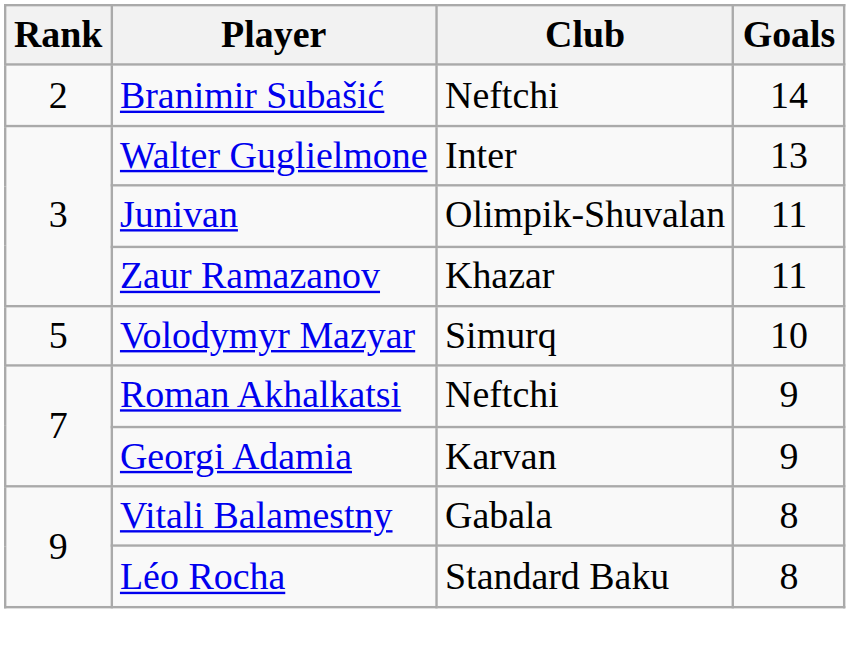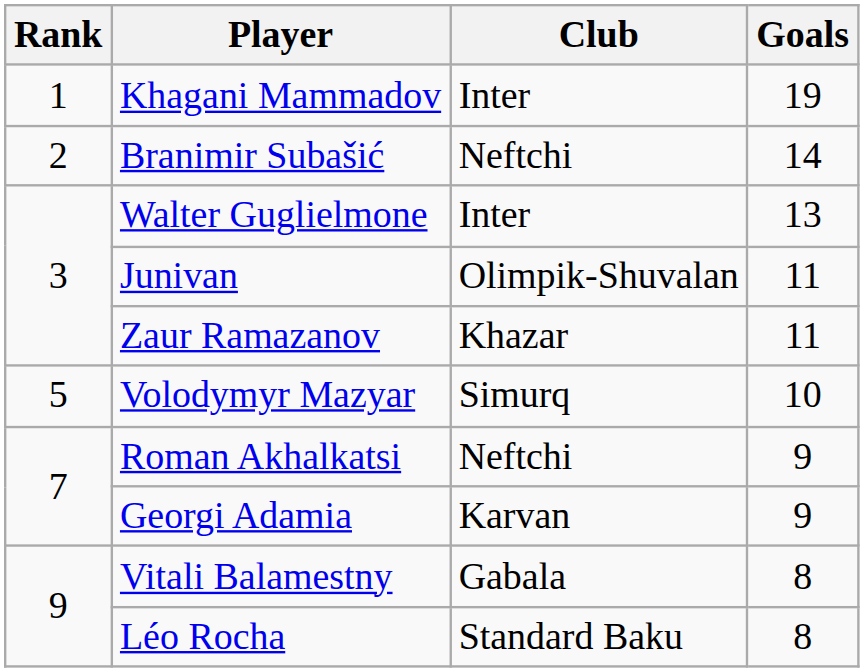+ row: (281, 94)
